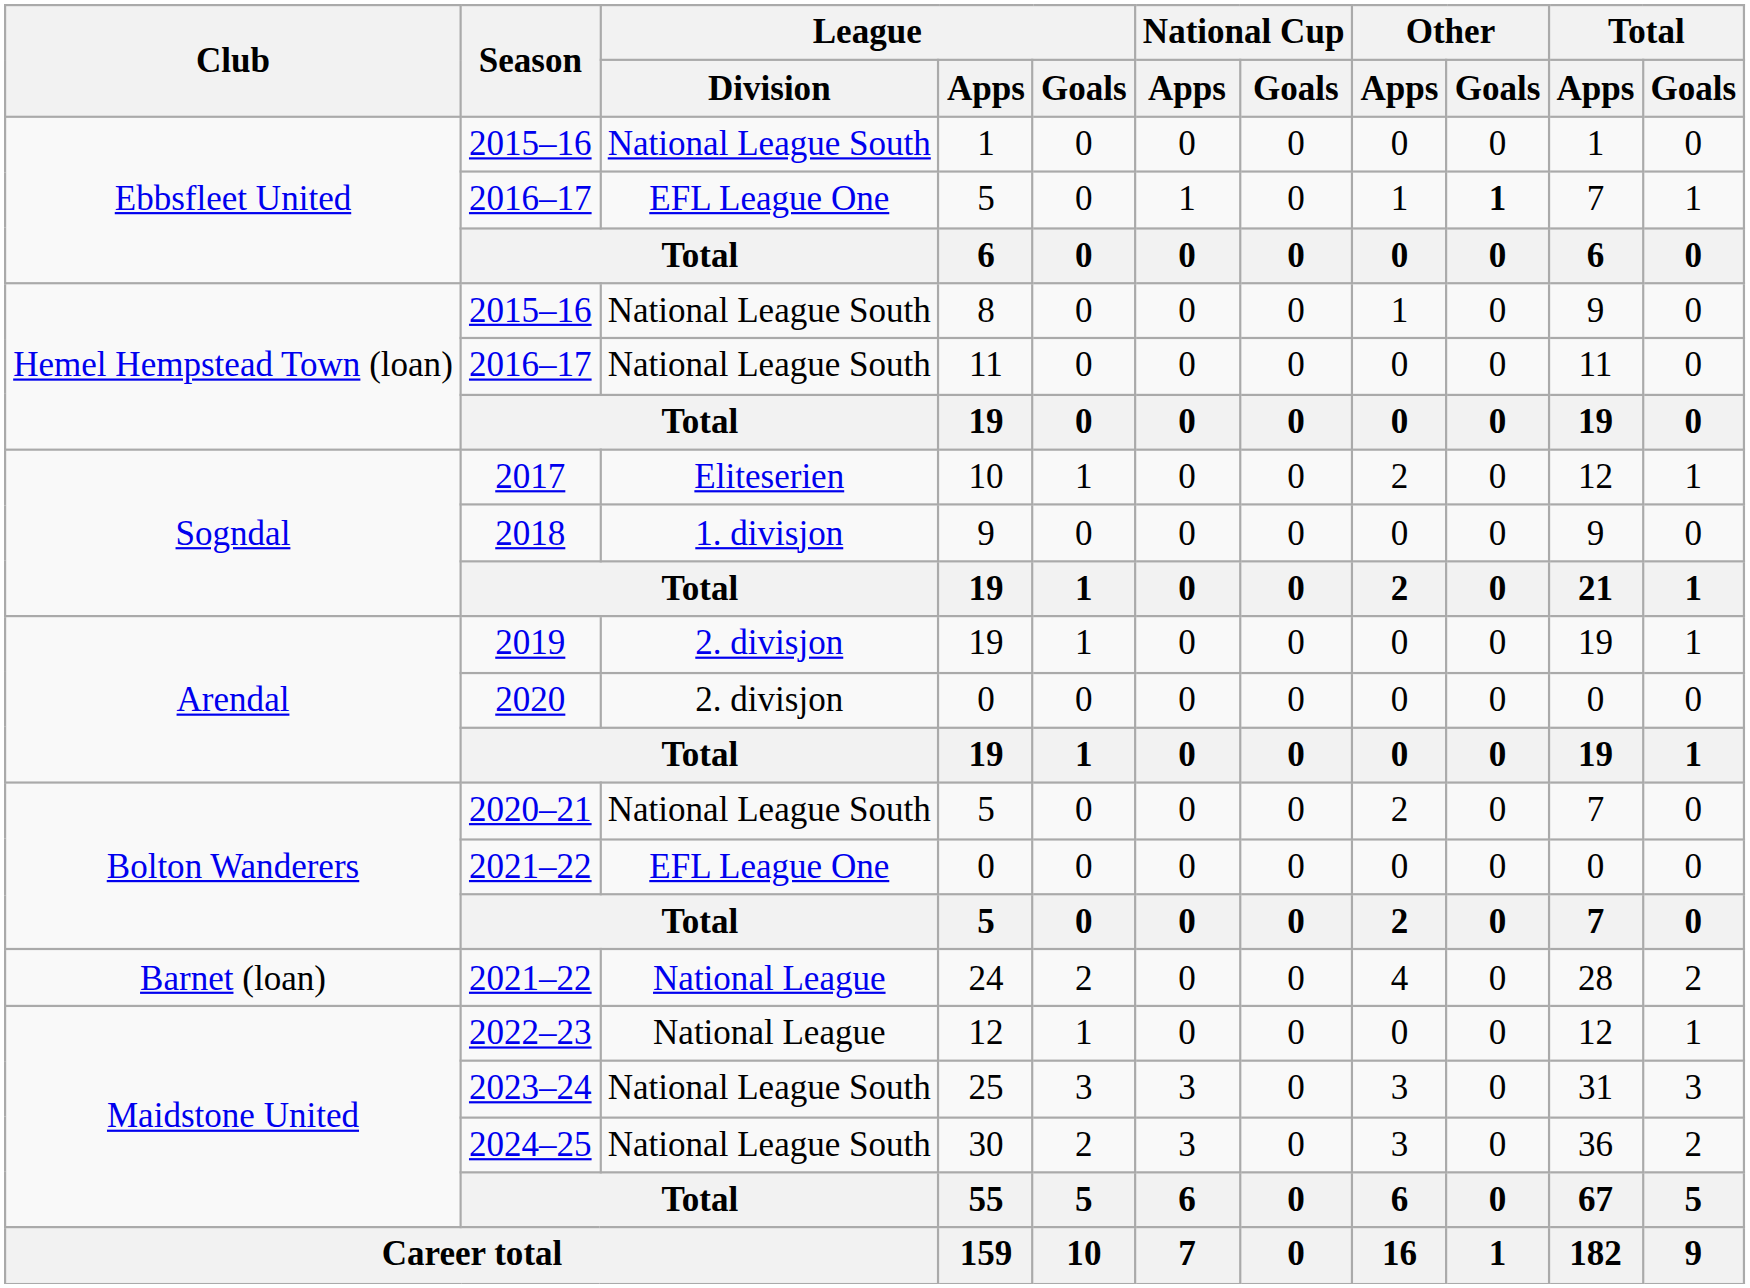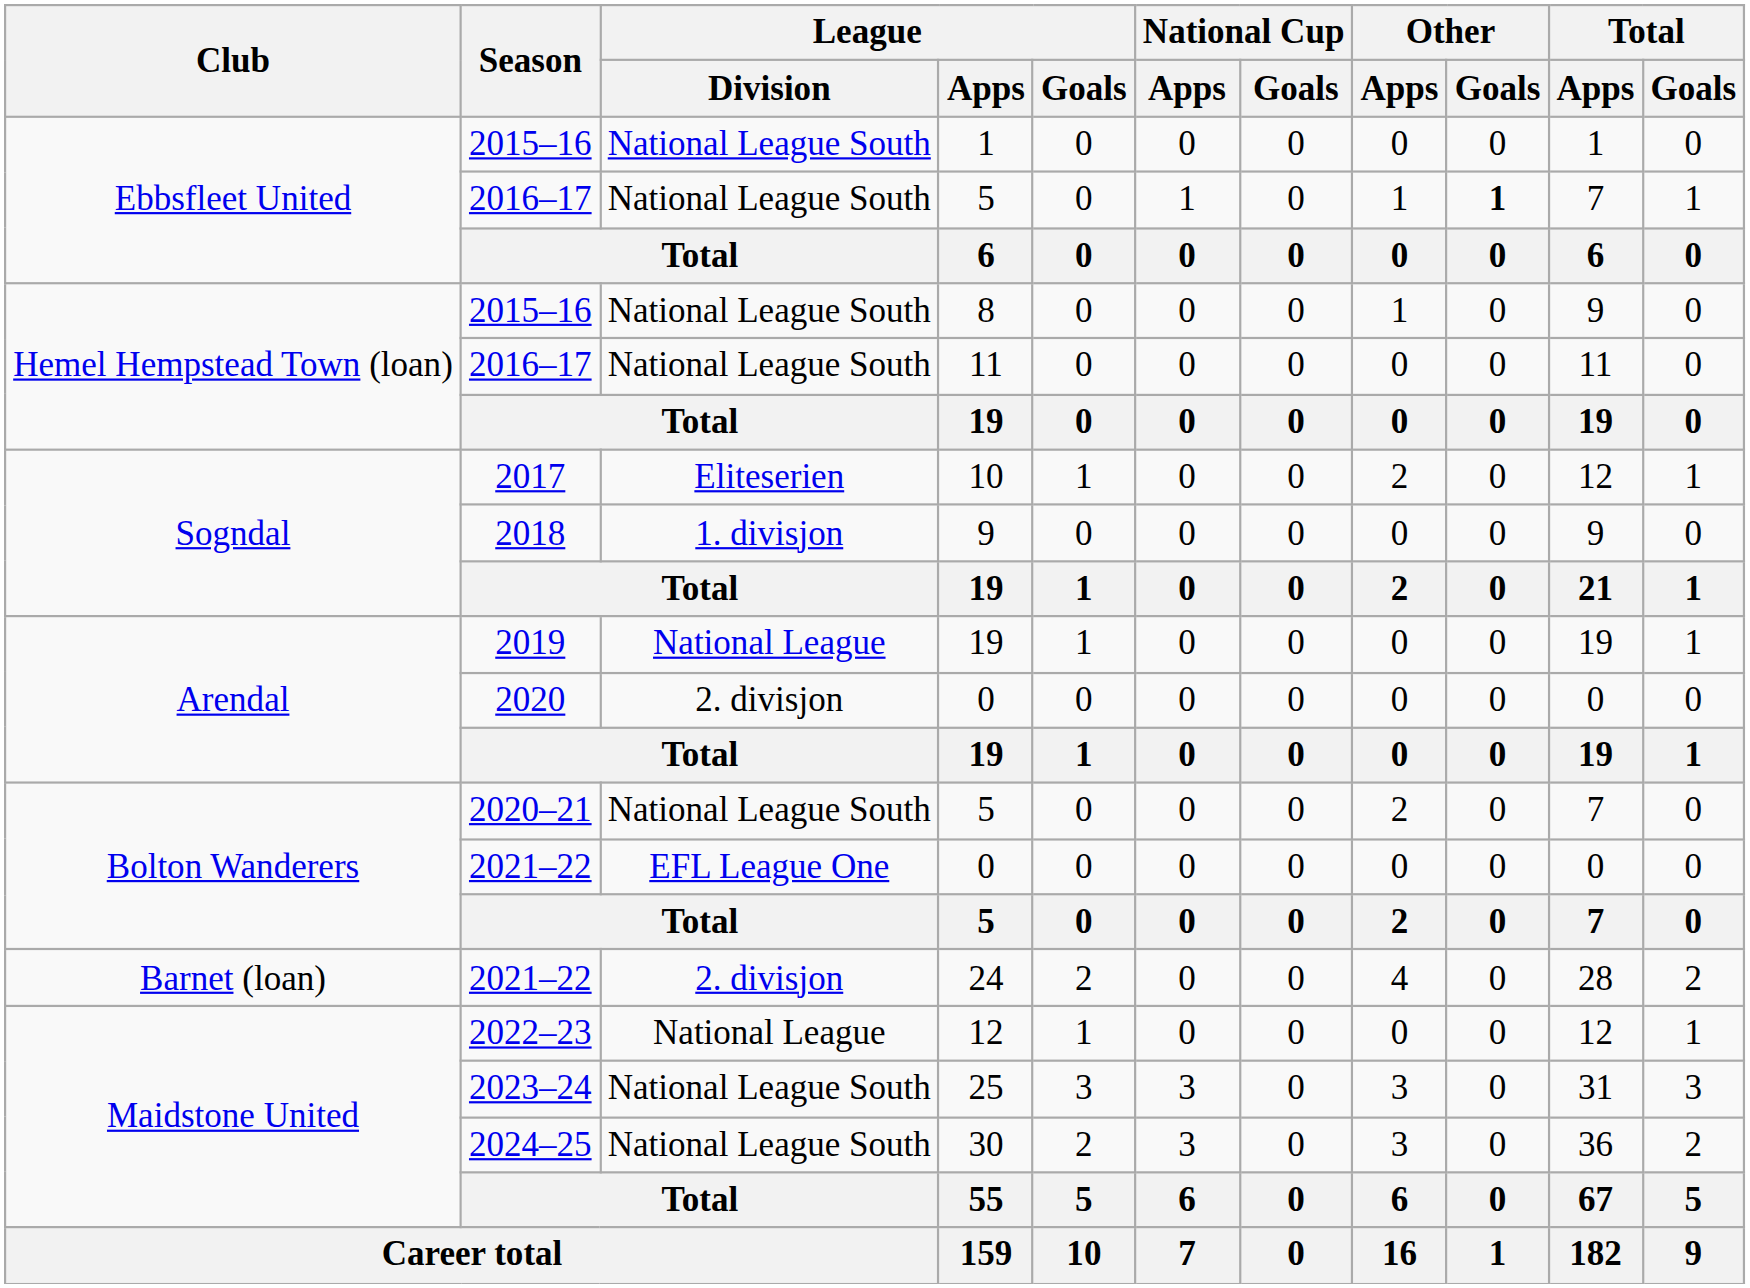(769, 198) EFL League One -> (769, 198) National League South
(769, 643) 2. divisjon -> (769, 643) National League
(769, 976) National League -> (769, 976) 2. divisjon
